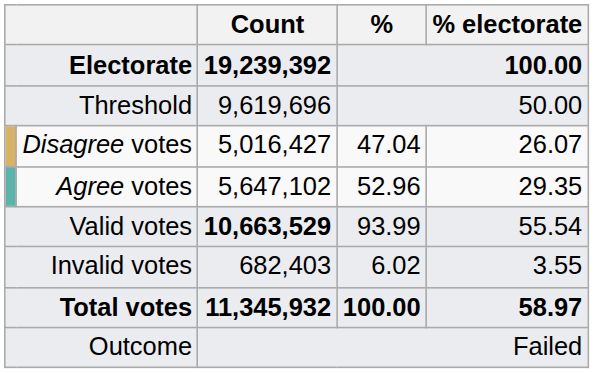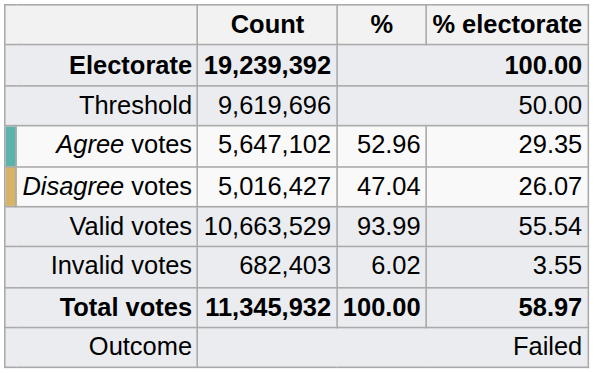rows swapped: (124, 186) <-> (107, 145)
(267, 226) bold -> (267, 226) normal
